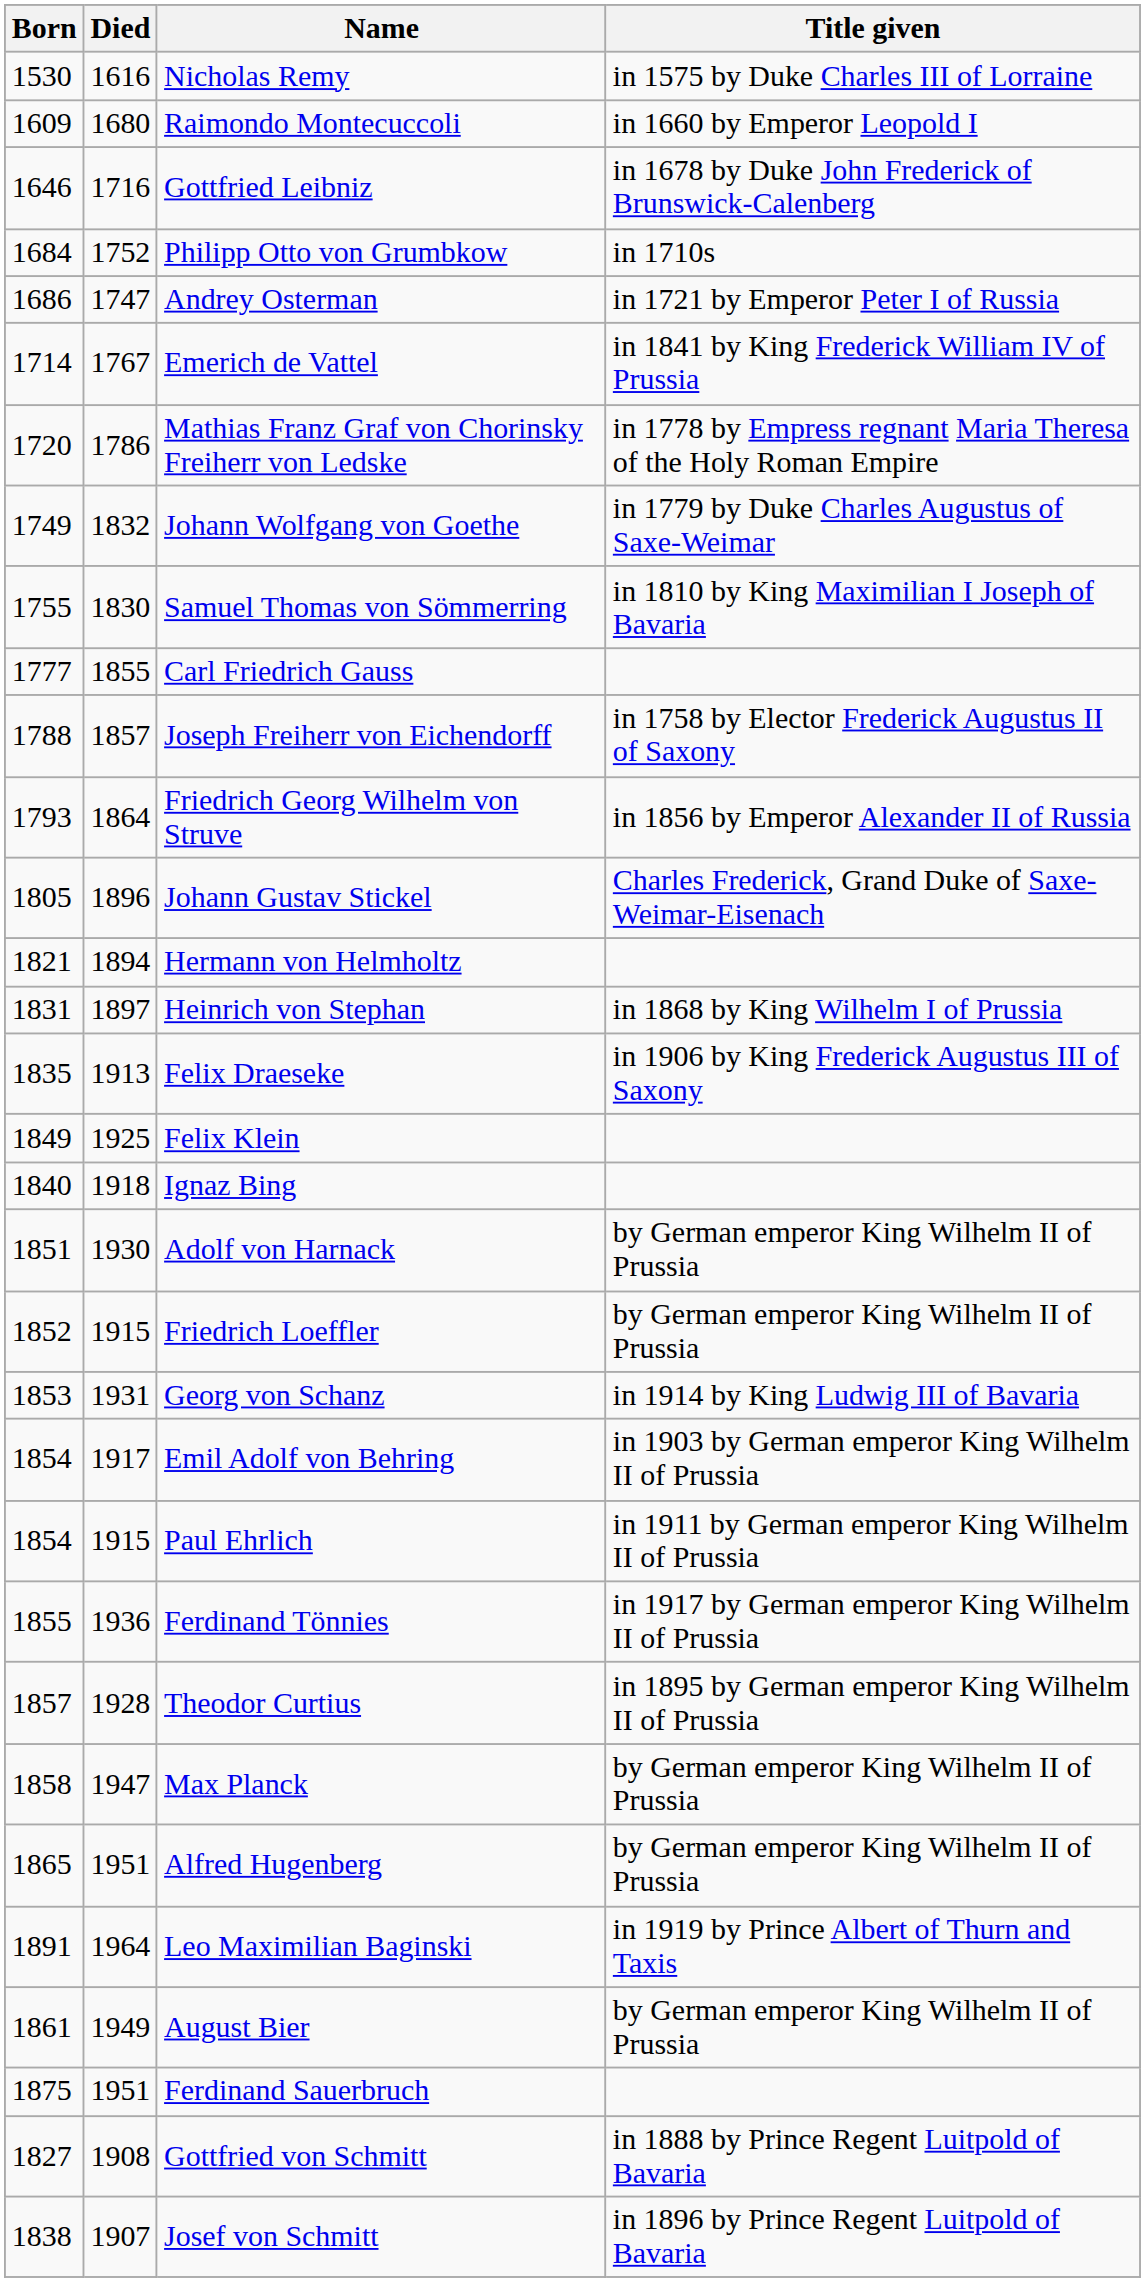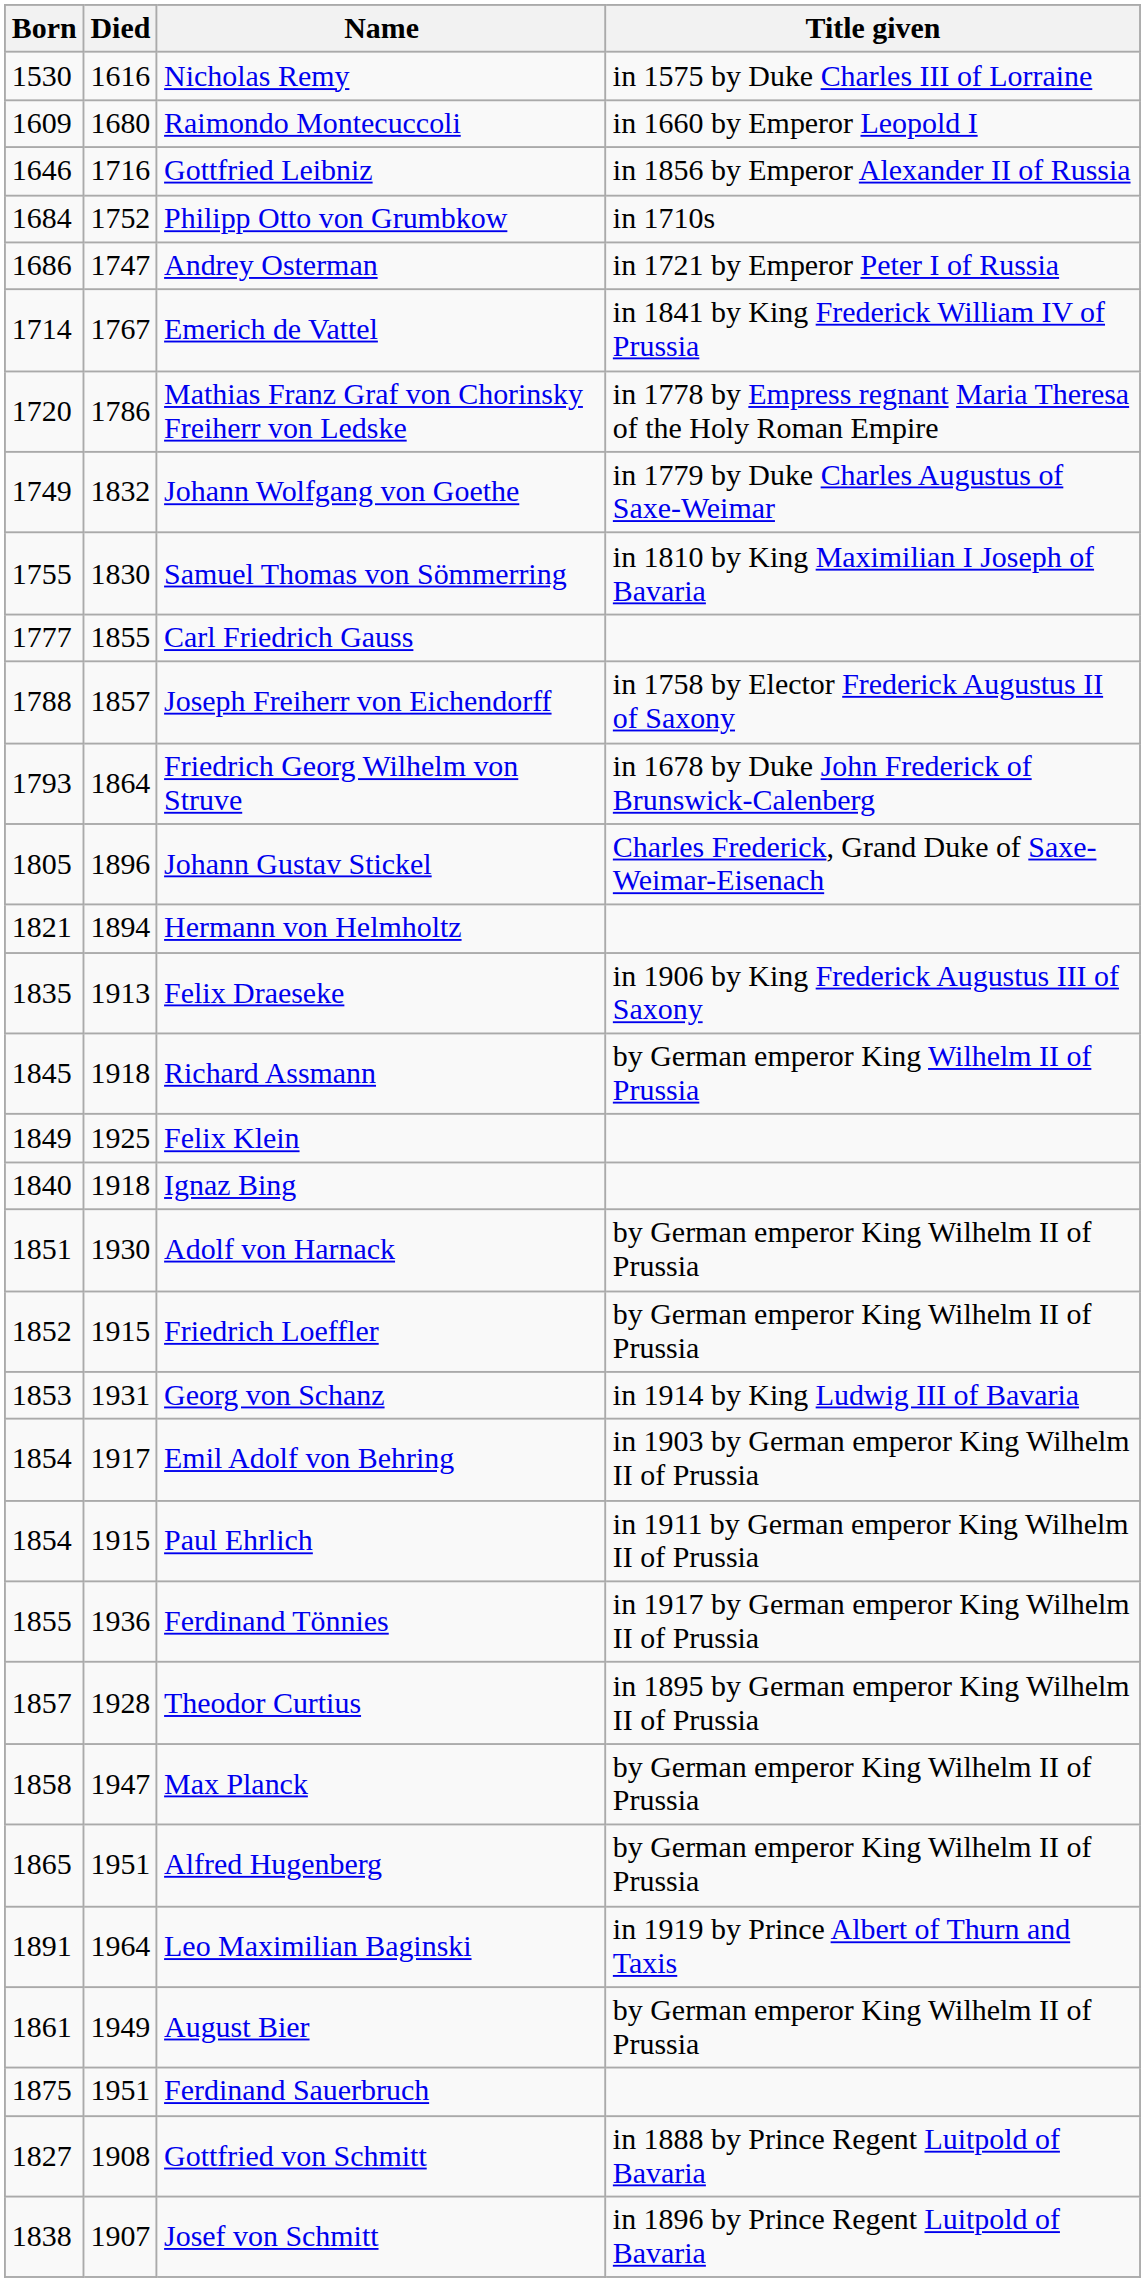(822, 187) in 1678 by Duke John Frederick of Brunswick-Calenberg -> (872, 170) in 1856 by Emperor Alexander II of Russia
(872, 816) in 1856 by Emperor Alexander II of Russia -> (822, 782) in 1678 by Duke John Frederick of Brunswick-Calenberg
- row: (295, 1009)
+ row: (270, 1073)
